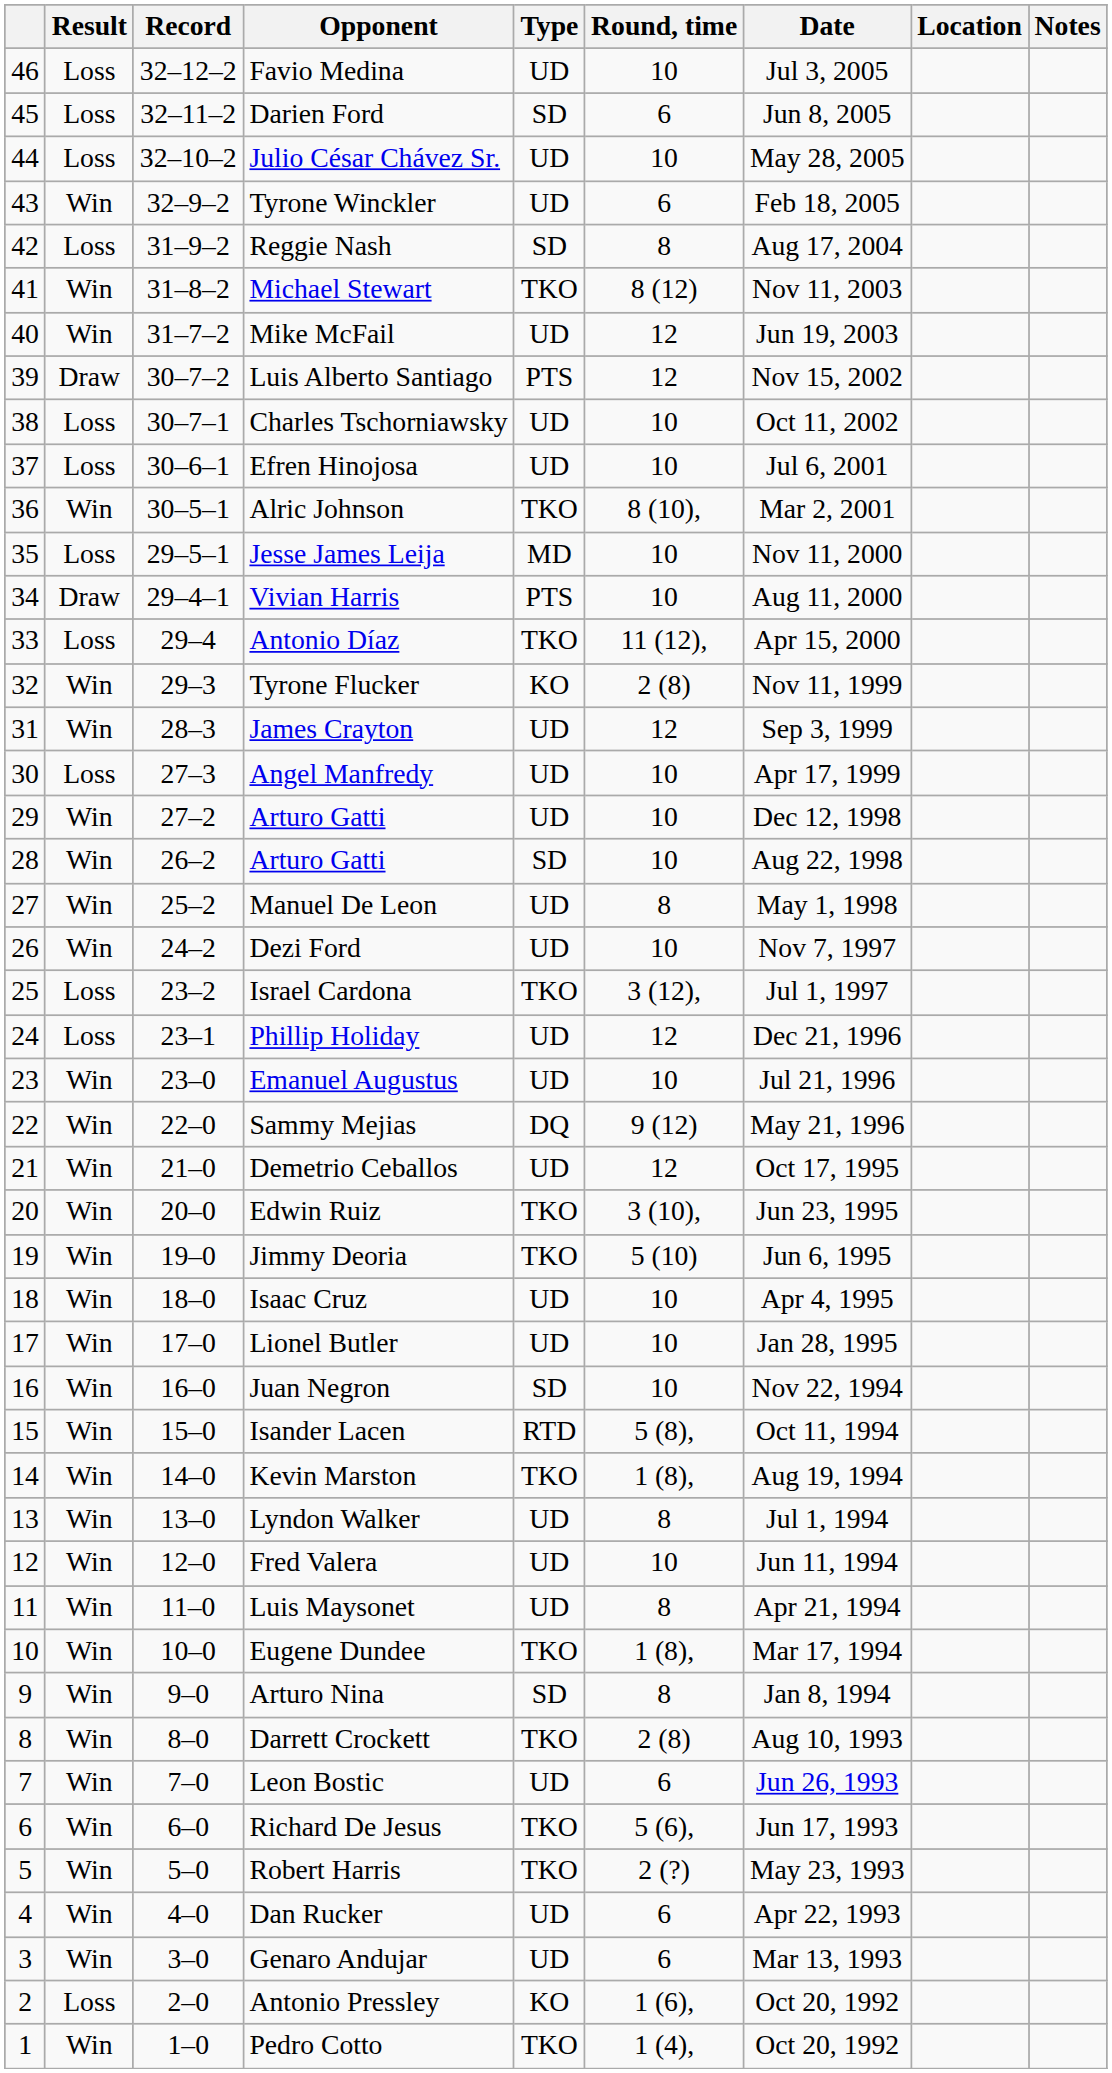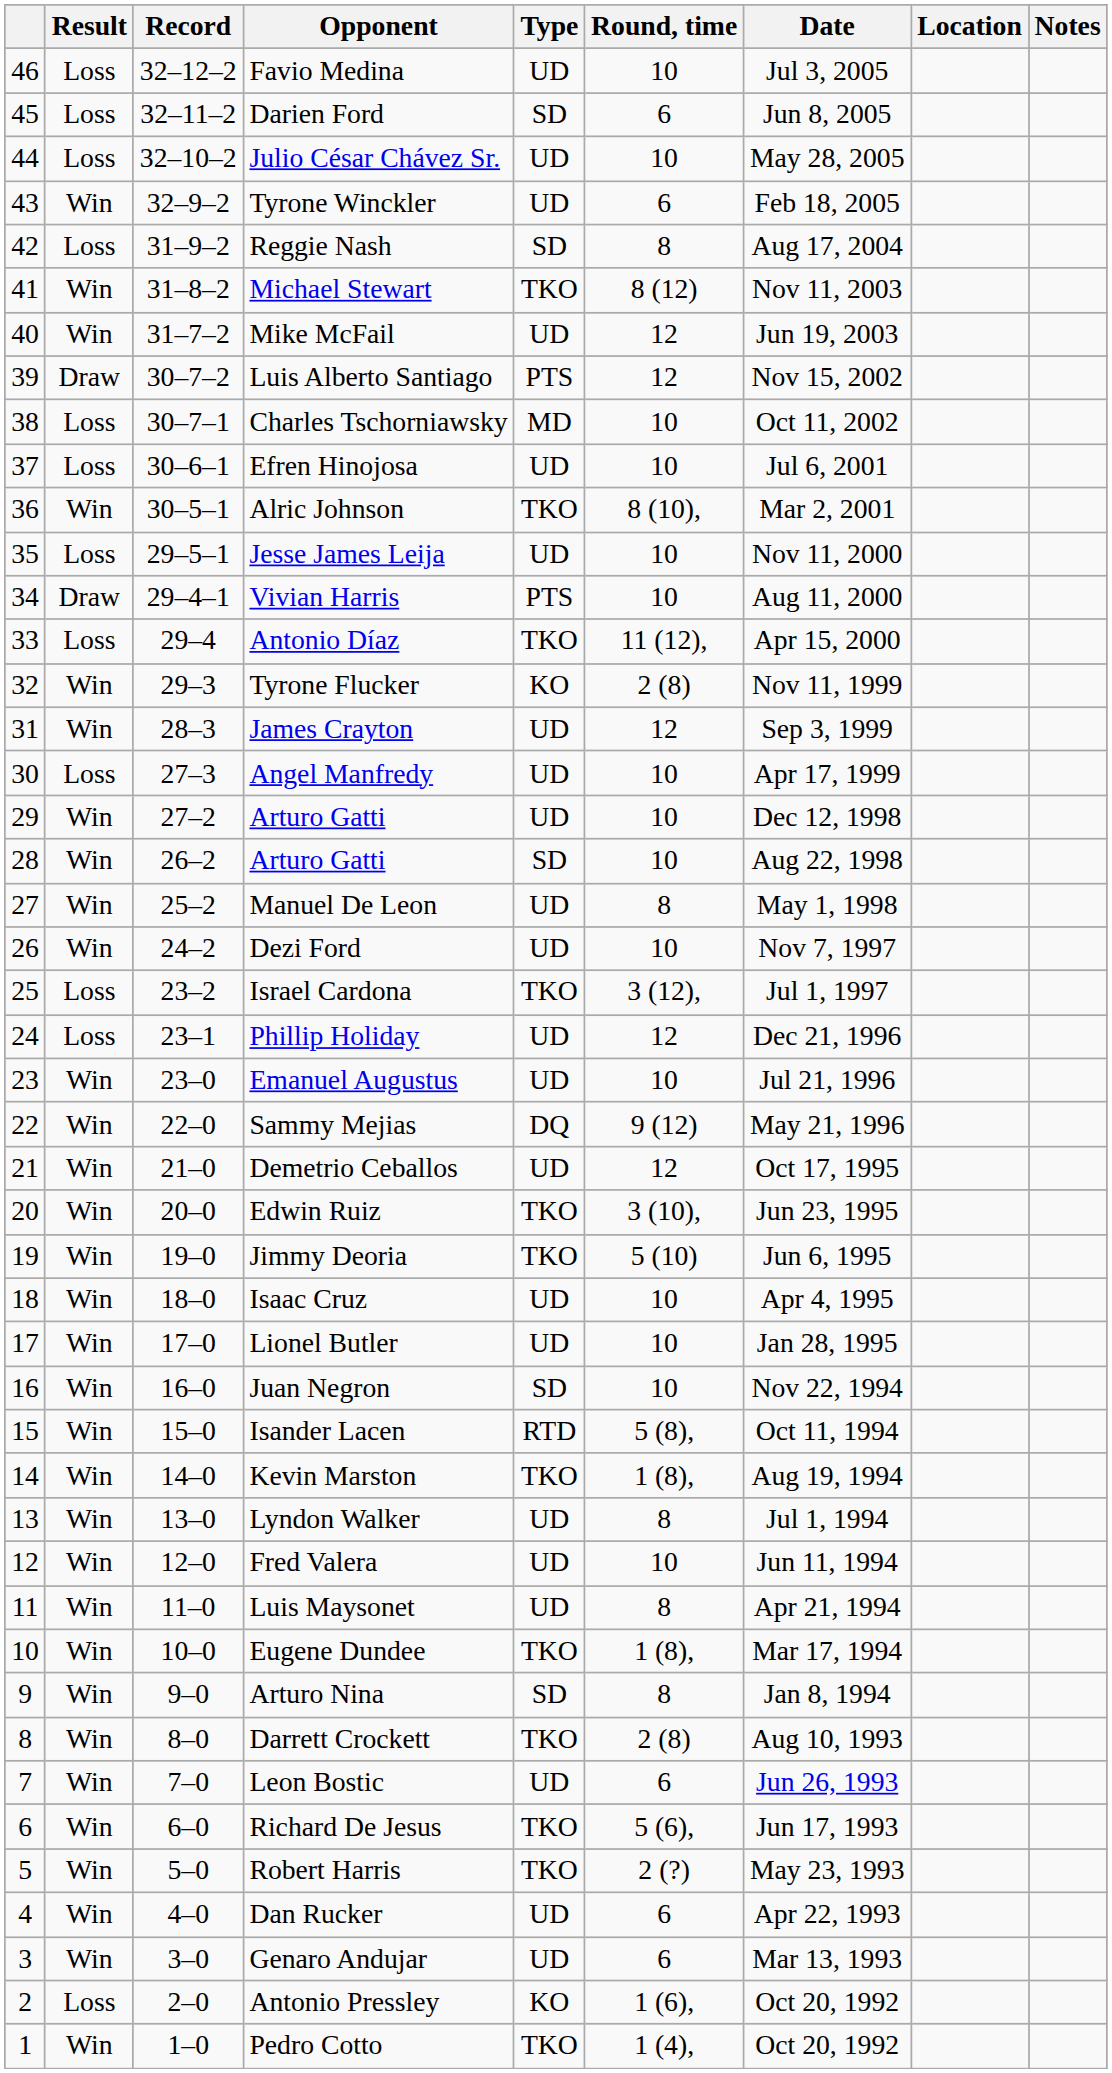(549, 421) UD -> (549, 421) MD
(549, 553) MD -> (549, 553) UD
